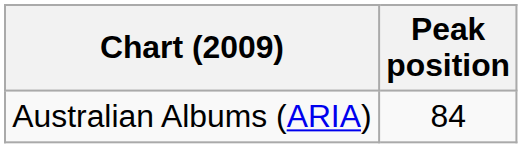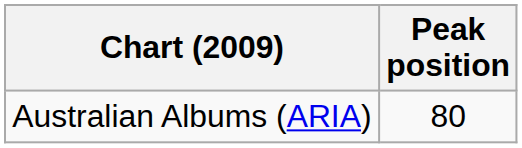(448, 116) 84 -> (448, 116) 80
